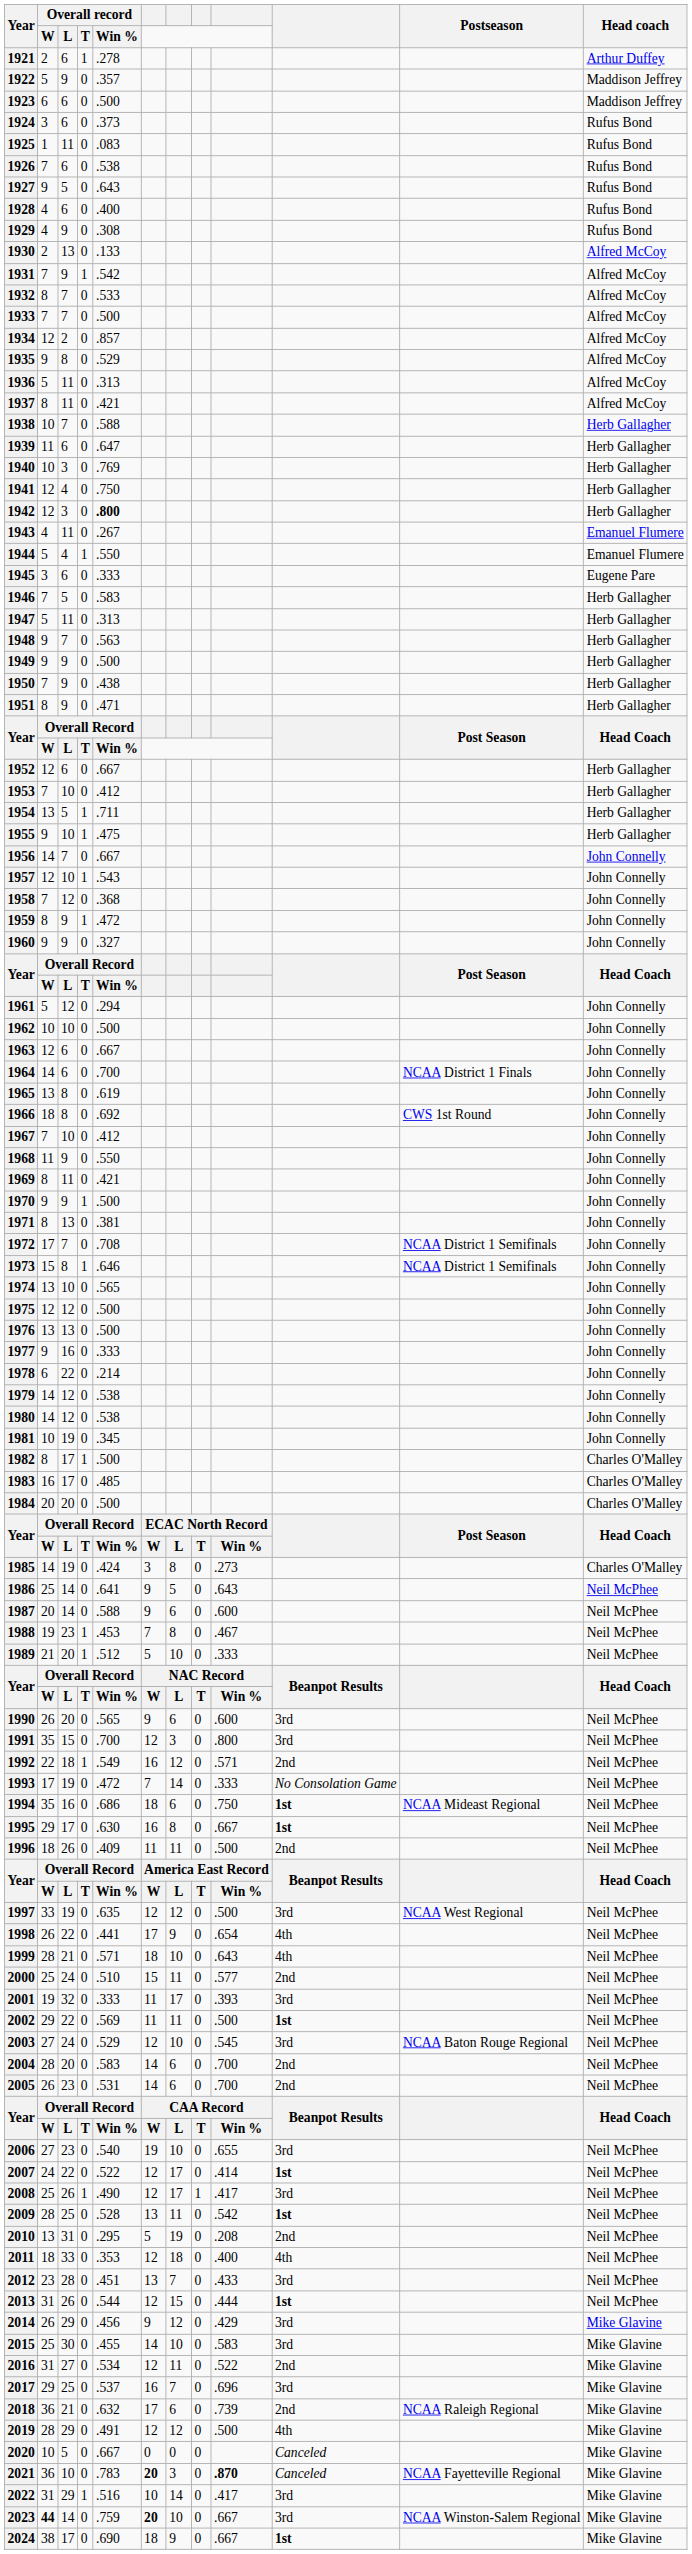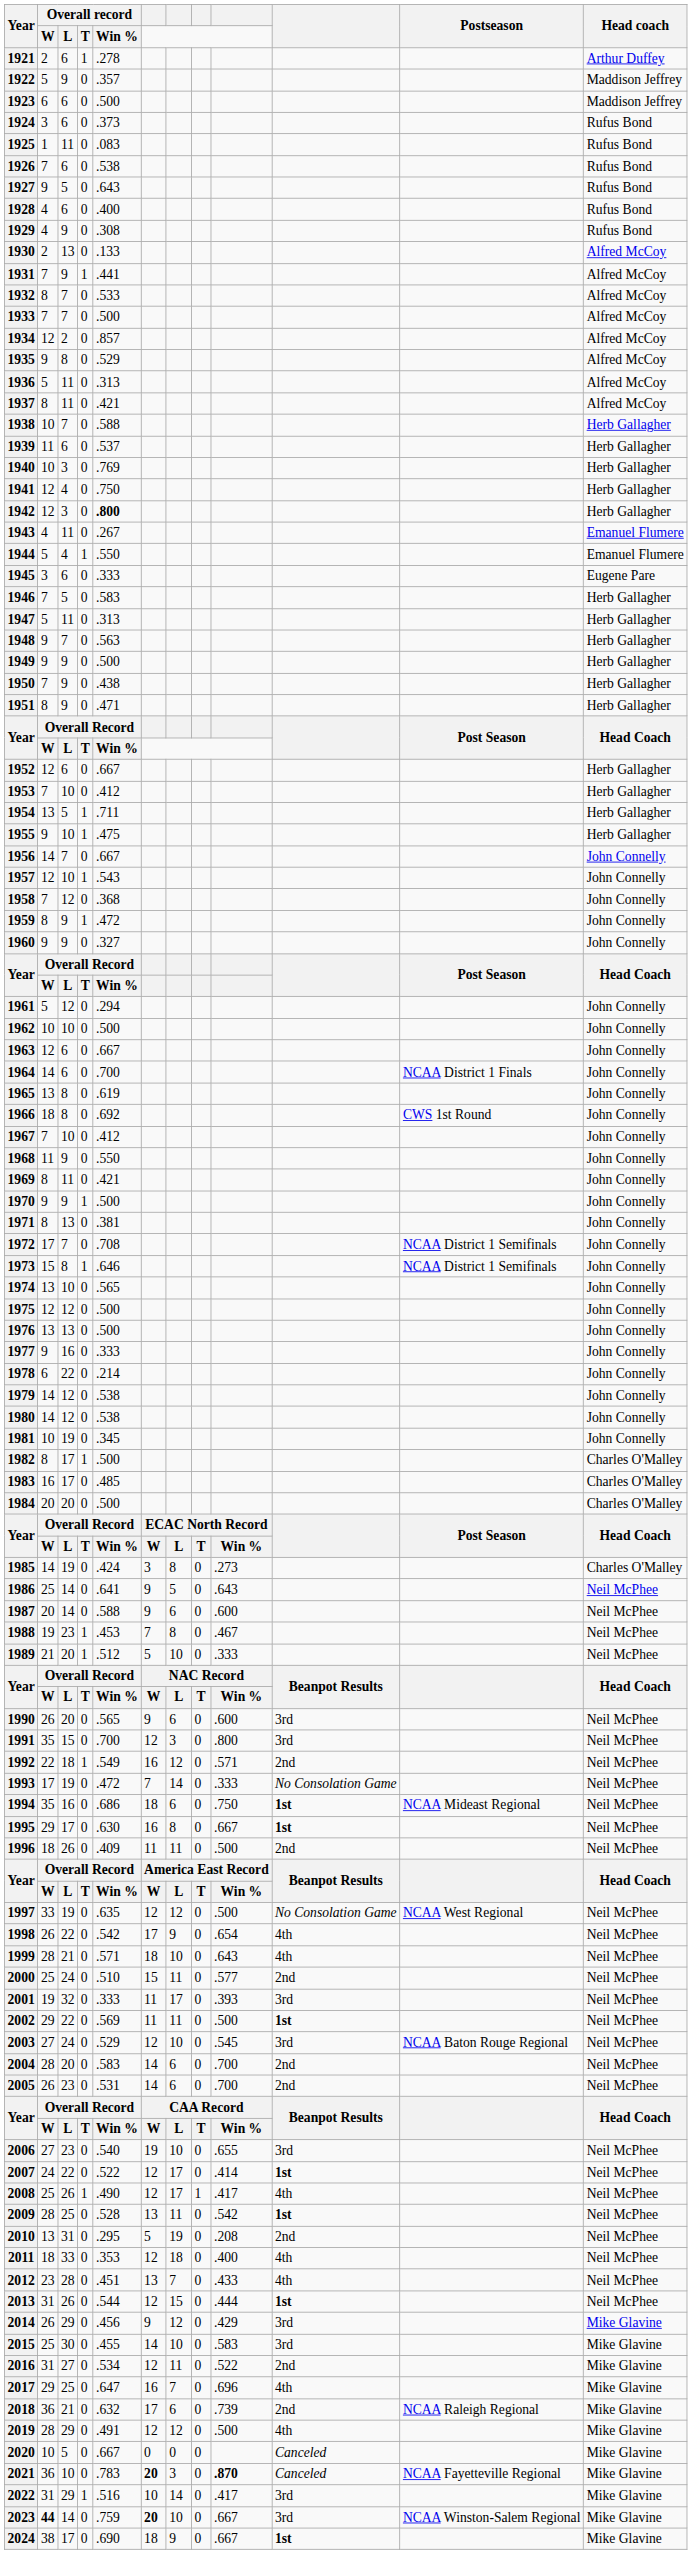(108, 274) .542 -> (108, 274) .441
(108, 446) .647 -> (108, 446) .537
(284, 1913) 3rd -> (336, 1913) No Consolation Game
(108, 1934) .441 -> (108, 1934) .542
(284, 2193) 3rd -> (284, 2193) 4th
(284, 2280) 3rd -> (284, 2280) 4th
(108, 2387) .537 -> (108, 2387) .647
(284, 2387) 3rd -> (284, 2387) 4th
